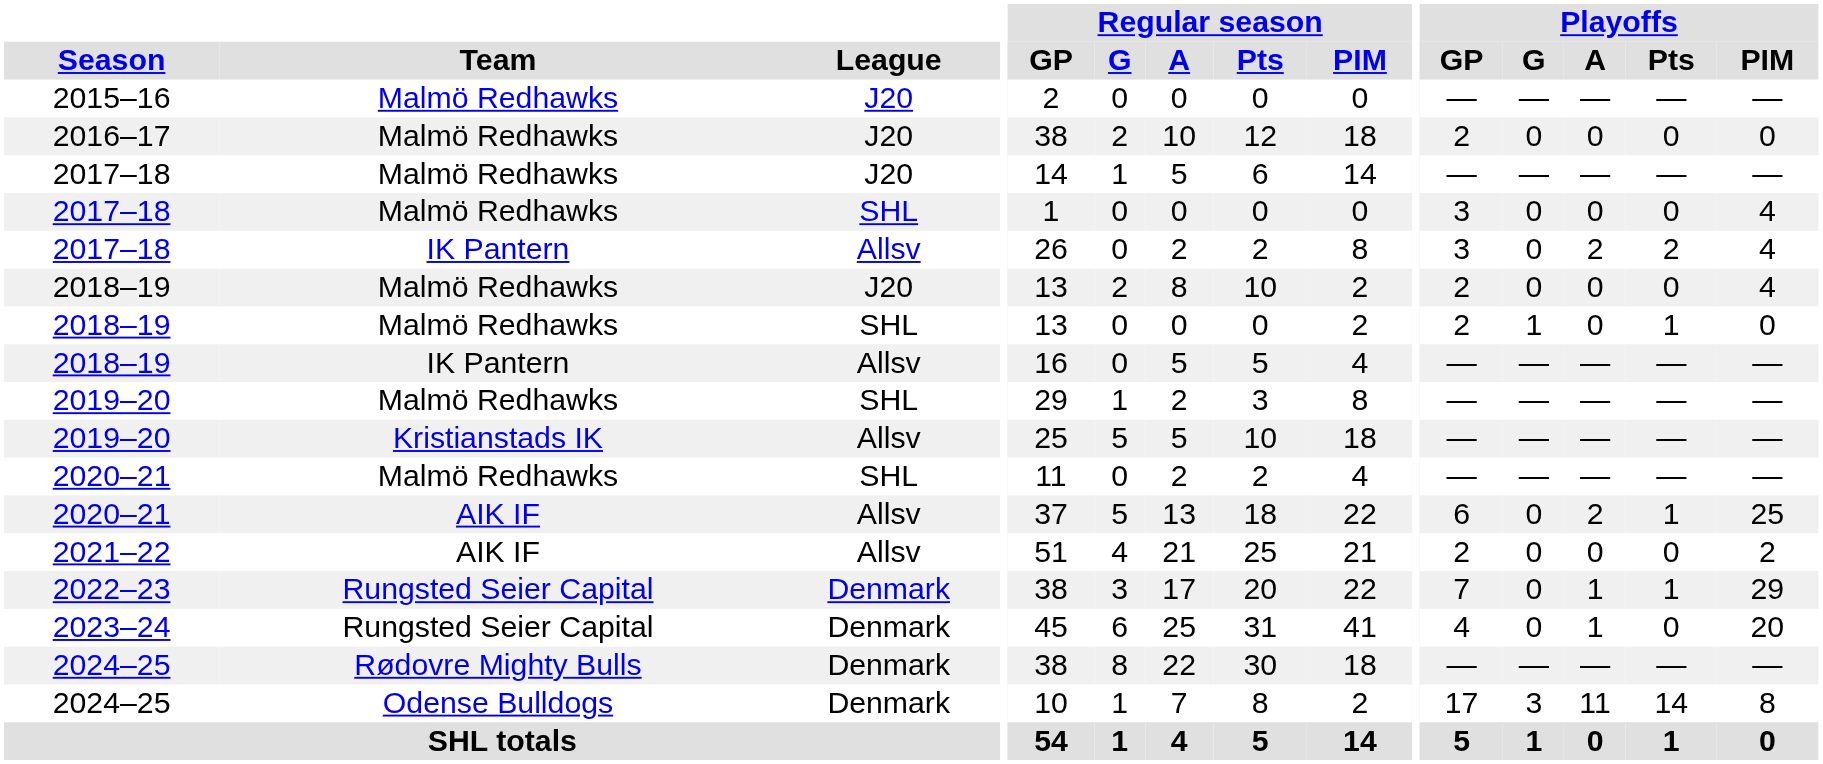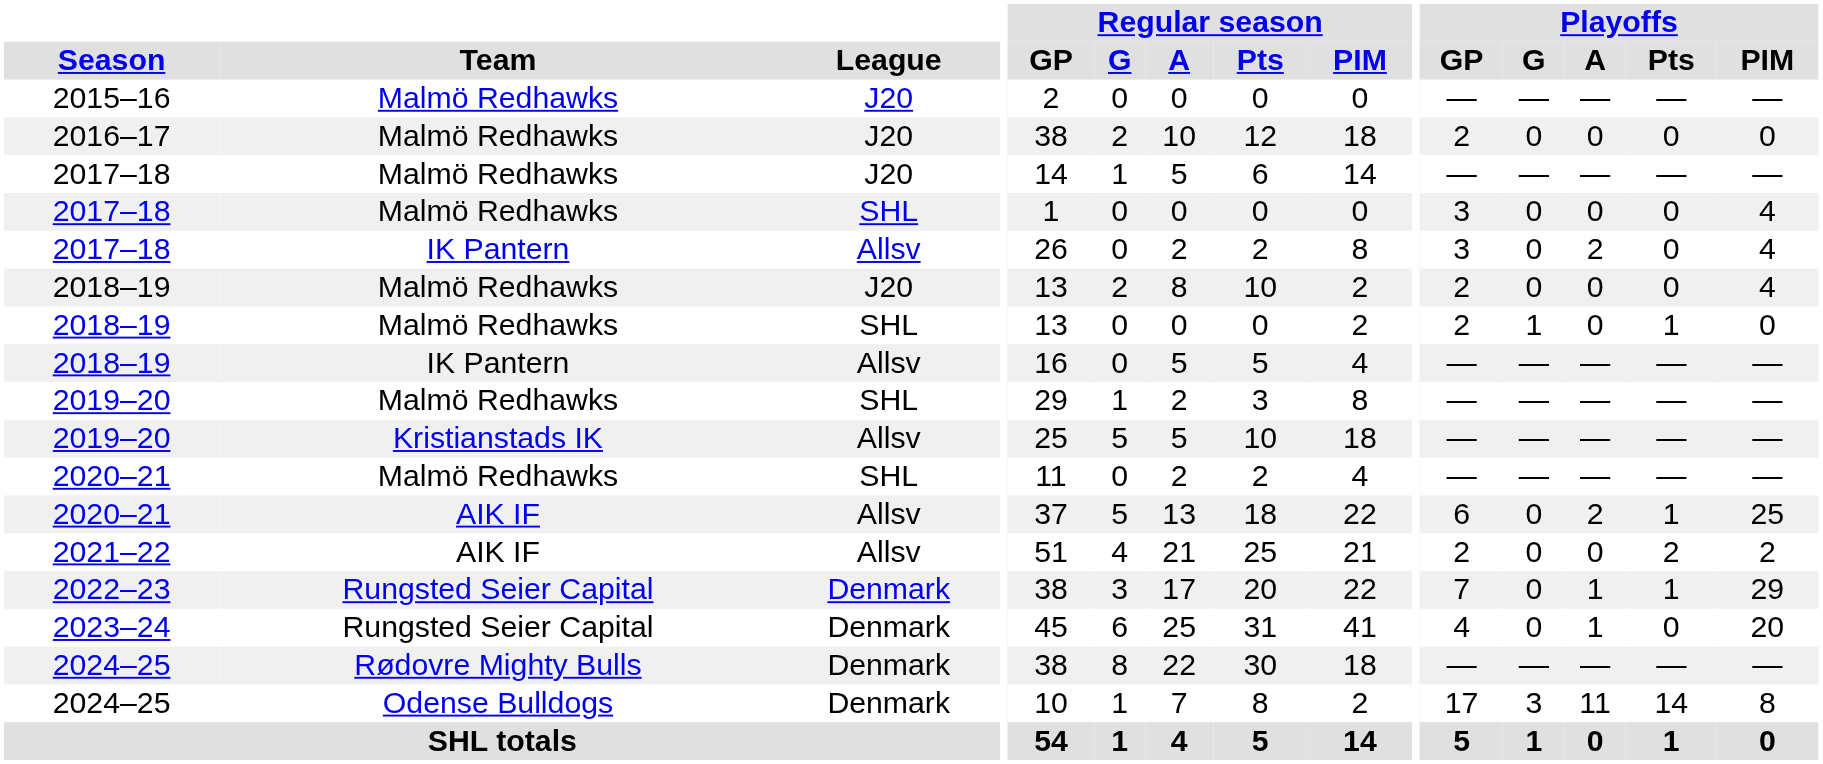(1671, 249) 2 -> (1671, 249) 0
(1671, 551) 0 -> (1671, 551) 2
